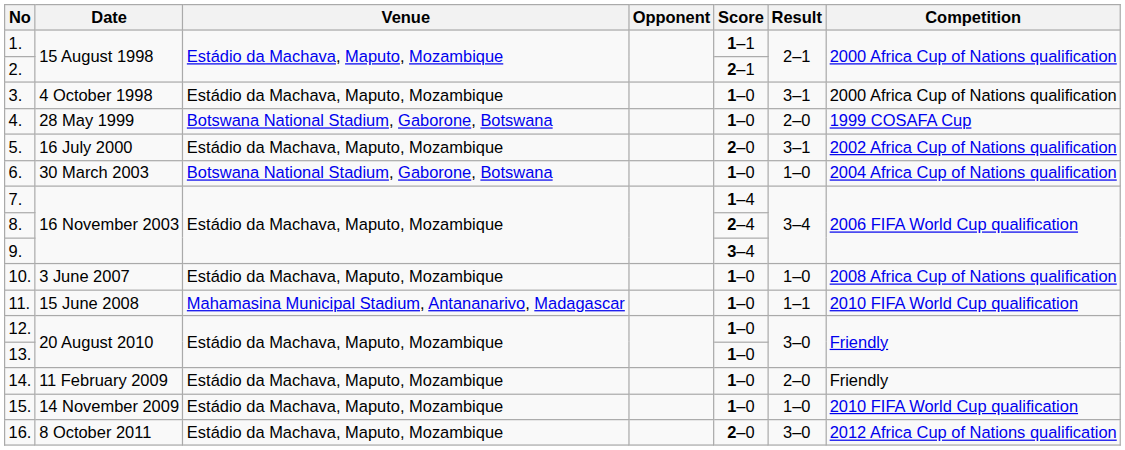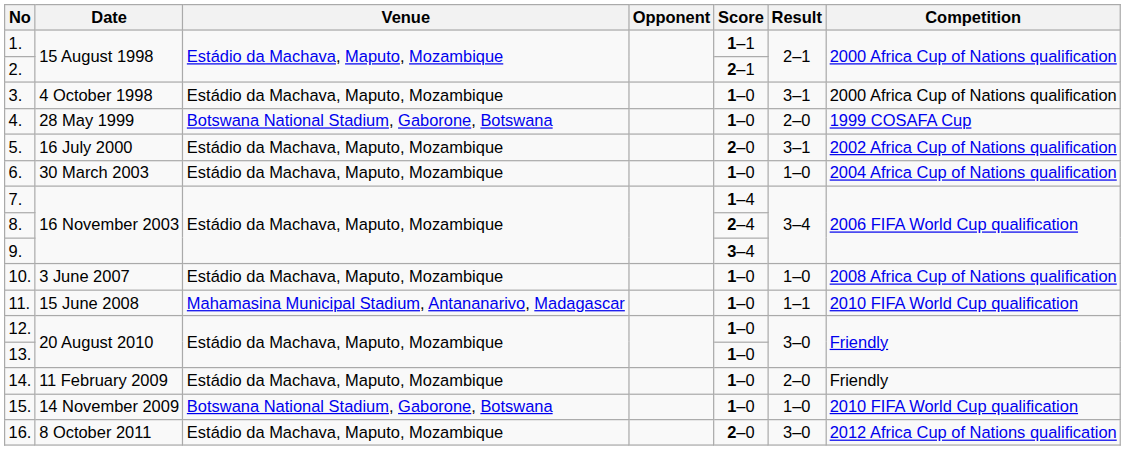(370, 173) Botswana National Stadium, Gaborone, Botswana -> (345, 173) Estádio da Machava, Maputo, Mozambique
(345, 406) Estádio da Machava, Maputo, Mozambique -> (370, 406) Botswana National Stadium, Gaborone, Botswana
